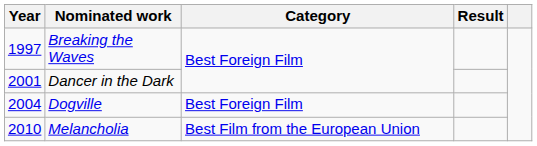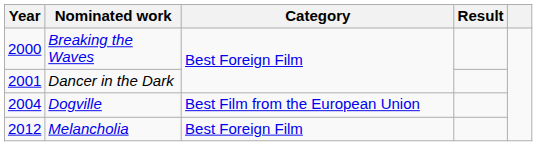(25, 48) 1997 -> (25, 48) 2000
(244, 104) Best Foreign Film -> (302, 104) Best Film from the European Union
(25, 128) 2010 -> (25, 128) 2012
(302, 128) Best Film from the European Union -> (244, 128) Best Foreign Film
